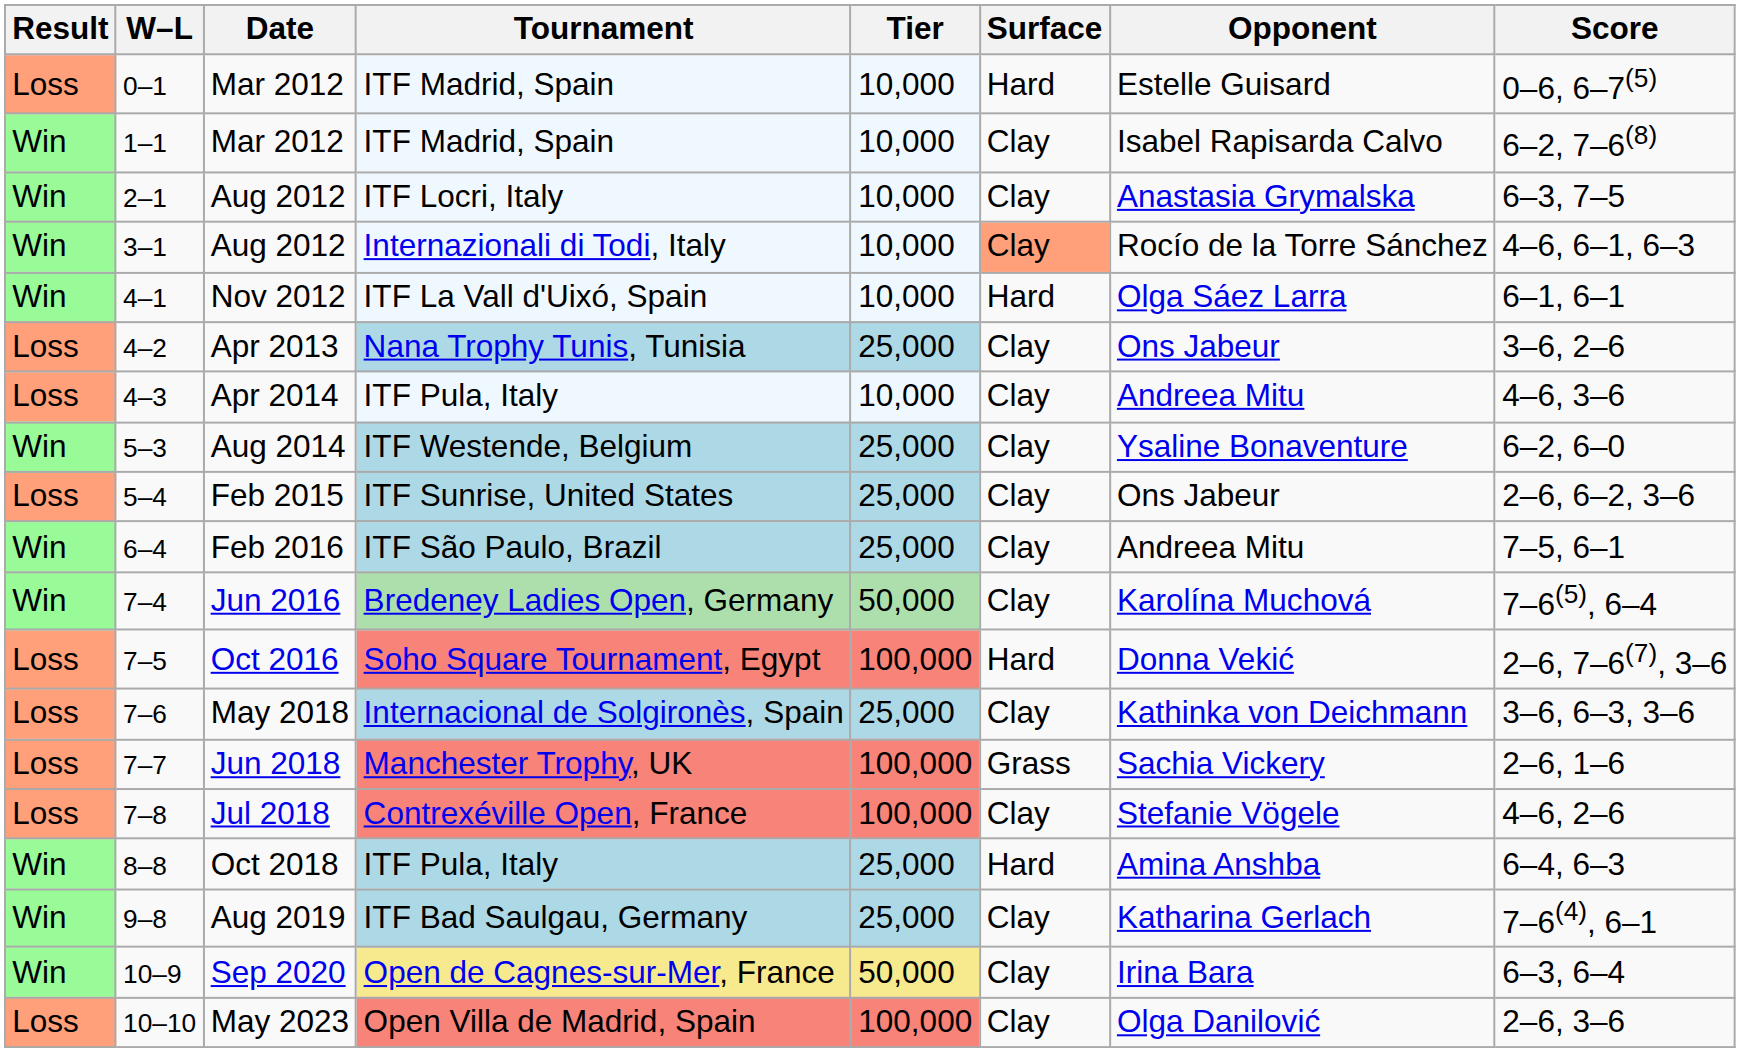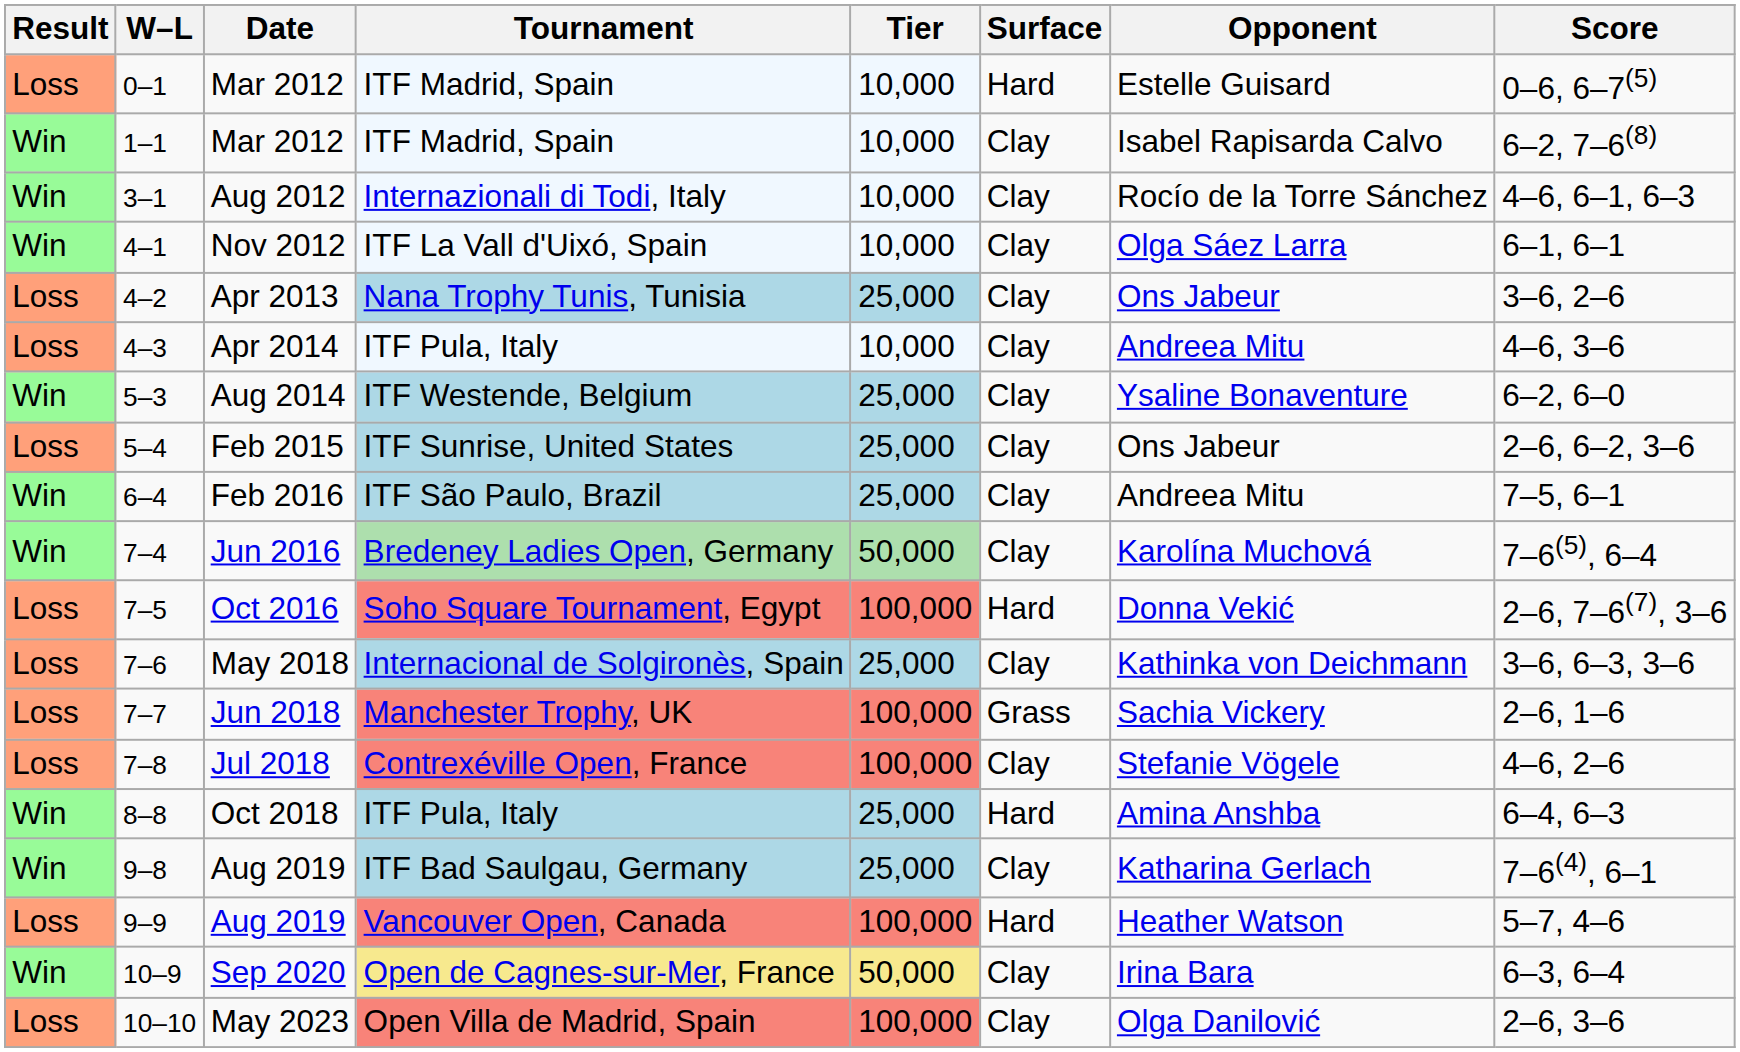- row: (145, 198)
(1018, 246) lightsalmon background -> (1018, 196) no background
(1021, 296) Hard -> (1018, 246) Clay
+ row: (145, 923)
